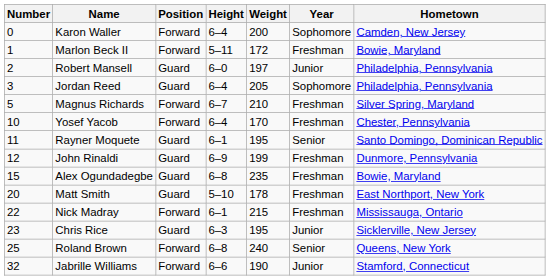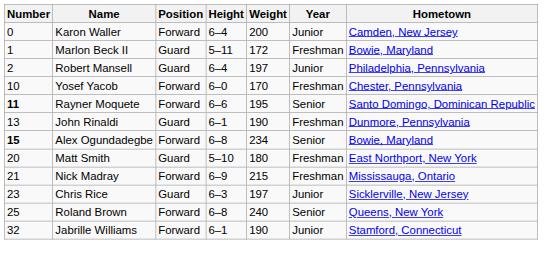(322, 32) Sophomore -> (308, 32) Junior
(179, 50) Forward -> (174, 50) Guard
(218, 68) 6–0 -> (218, 68) 6–4
- row: (88, 86)
- row: (100, 104)
(218, 122) 6–4 -> (218, 86) 6–0
(13, 140) normal -> (13, 104) bold
(174, 140) Guard -> (179, 104) Forward
(218, 140) 6–1 -> (218, 104) 6–6
(13, 158) 12 -> (13, 122) 13
(218, 158) 6–9 -> (218, 122) 6–1
(259, 158) 199 -> (259, 122) 190
(13, 176) normal -> (13, 140) bold
(174, 176) Guard -> (179, 140) Forward
(259, 176) 235 -> (259, 140) 234
(318, 176) Freshman -> (309, 140) Senior
(259, 194) 178 -> (259, 158) 180
(13, 212) 22 -> (13, 176) 21
(218, 212) 6–1 -> (218, 176) 6–9
(259, 230) 195 -> (259, 194) 197
(218, 266) 6–6 -> (218, 230) 6–1
